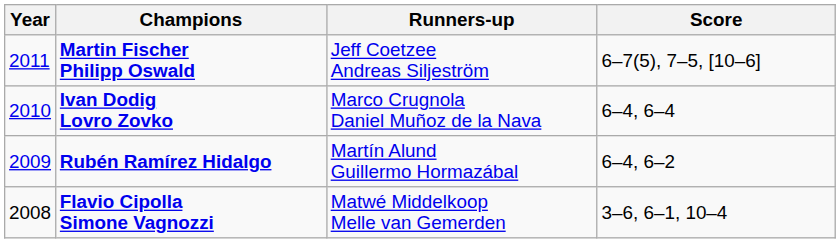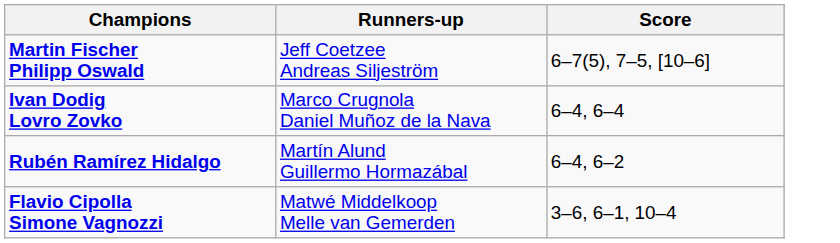- column: (30, 20)
